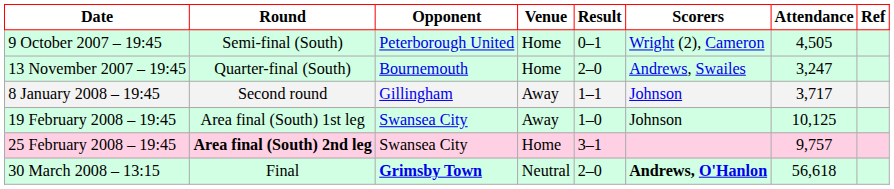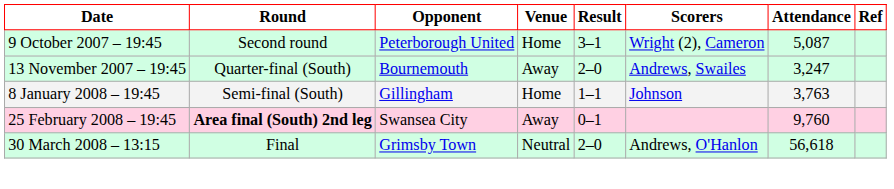(283, 42) Semi-final (South) -> (283, 42) Second round
(590, 42) 0–1 -> (590, 42) 3–1
(814, 42) 4,505 -> (811, 42) 5,087
(542, 68) Home -> (540, 68) Away
(283, 94) Second round -> (283, 94) Semi-final (South)
(540, 94) Away -> (542, 94) Home
(814, 94) 3,717 -> (811, 94) 3,763
- row: (92, 119)
(542, 145) Home -> (540, 119) Away
(590, 145) 3–1 -> (590, 119) 0–1
(814, 145) 9,757 -> (811, 119) 9,760
(431, 171) bold -> (428, 145) normal
(698, 171) bold -> (693, 145) normal
